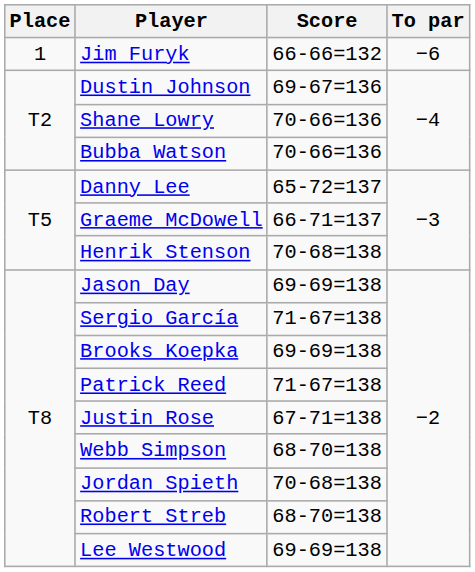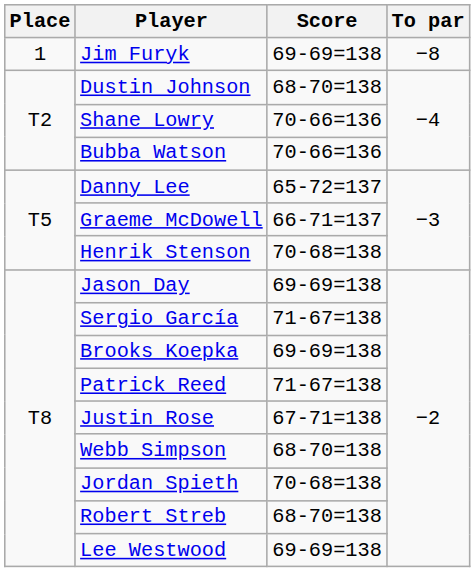(327, 54) 66-66=132 -> (327, 54) 69-69=138
(428, 54) −6 -> (428, 54) −8
(327, 87) 69-67=136 -> (327, 87) 68-70=138
